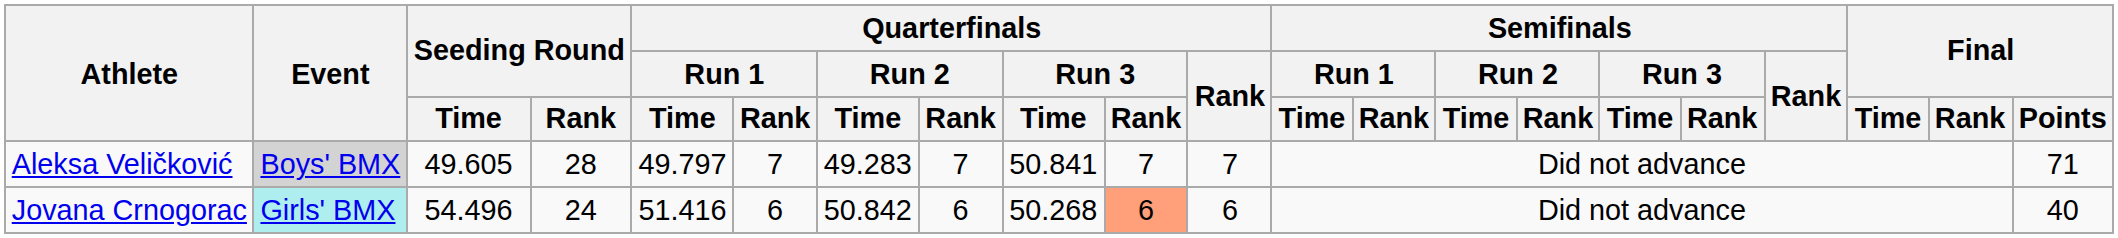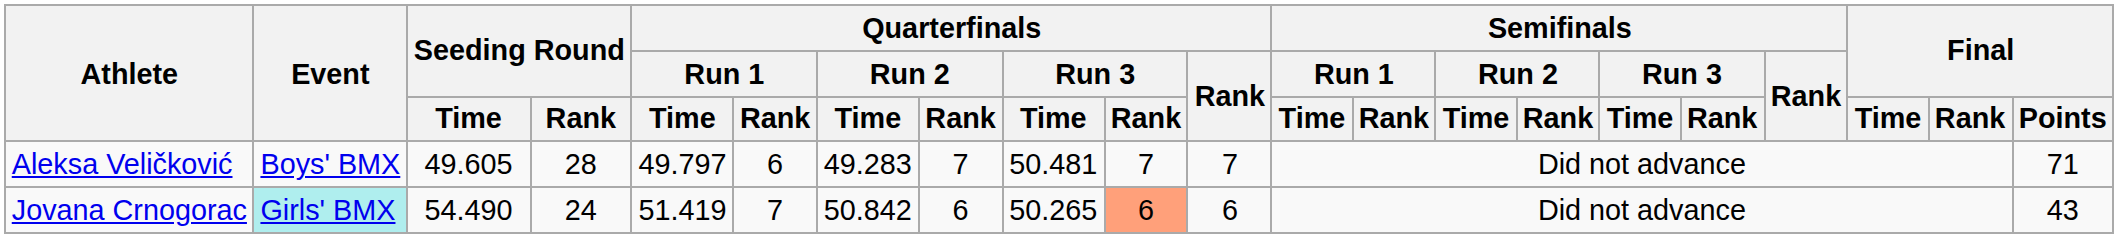(330, 165) lightgrey background -> (330, 165) no background
(775, 165) 7 -> (775, 165) 6
(1053, 165) 50.841 -> (1053, 165) 50.481
(469, 210) 54.496 -> (469, 210) 54.490
(682, 210) 51.416 -> (682, 210) 51.419
(775, 210) 6 -> (775, 210) 7
(1053, 210) 50.268 -> (1053, 210) 50.265
(2063, 210) 40 -> (2063, 210) 43
